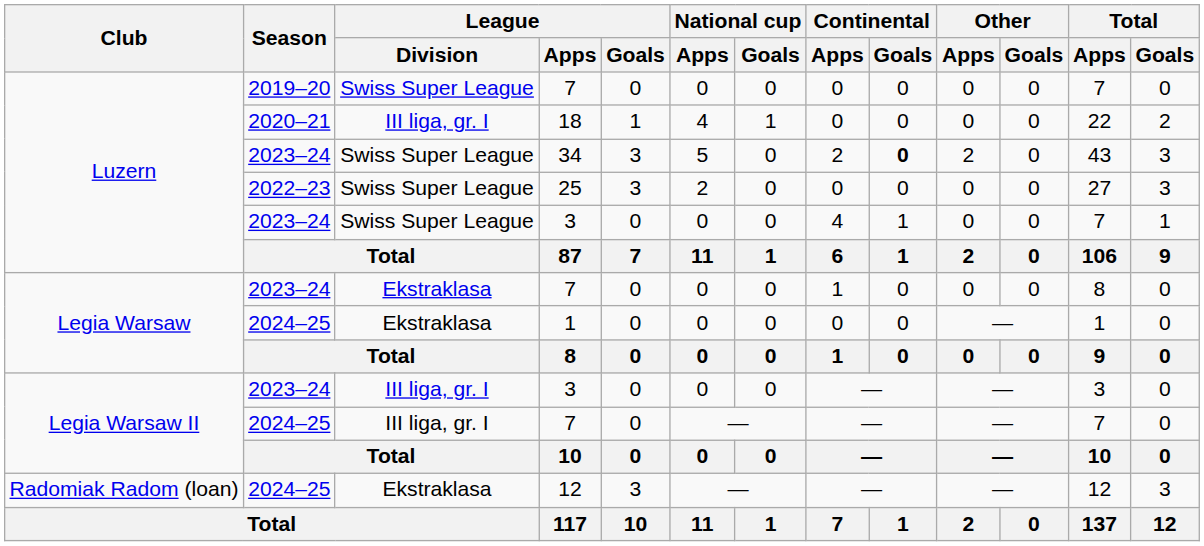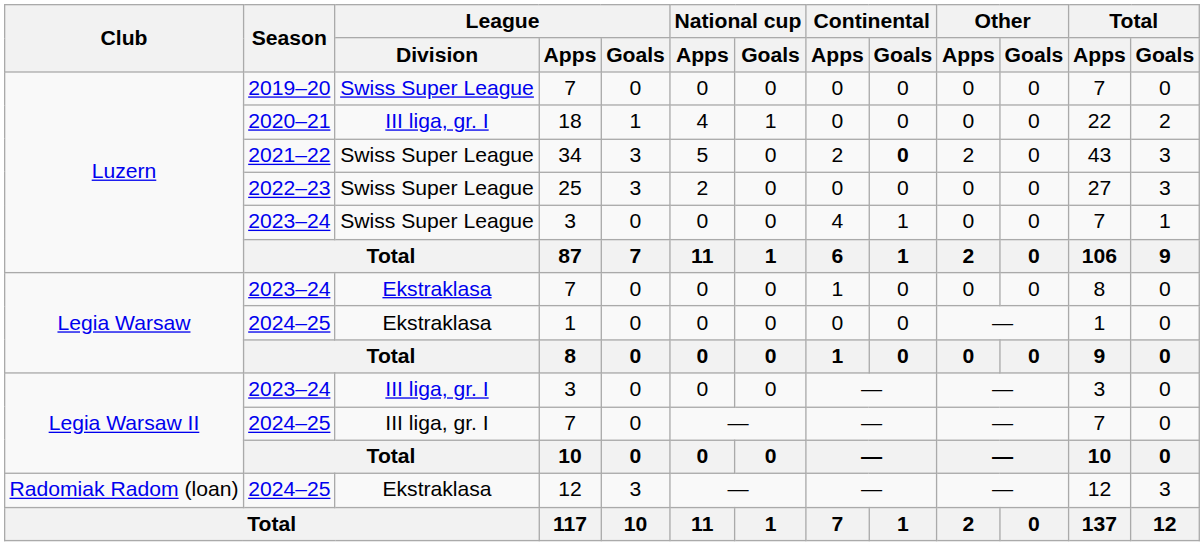(289, 155) 2023–24 -> (289, 155) 2021–22
